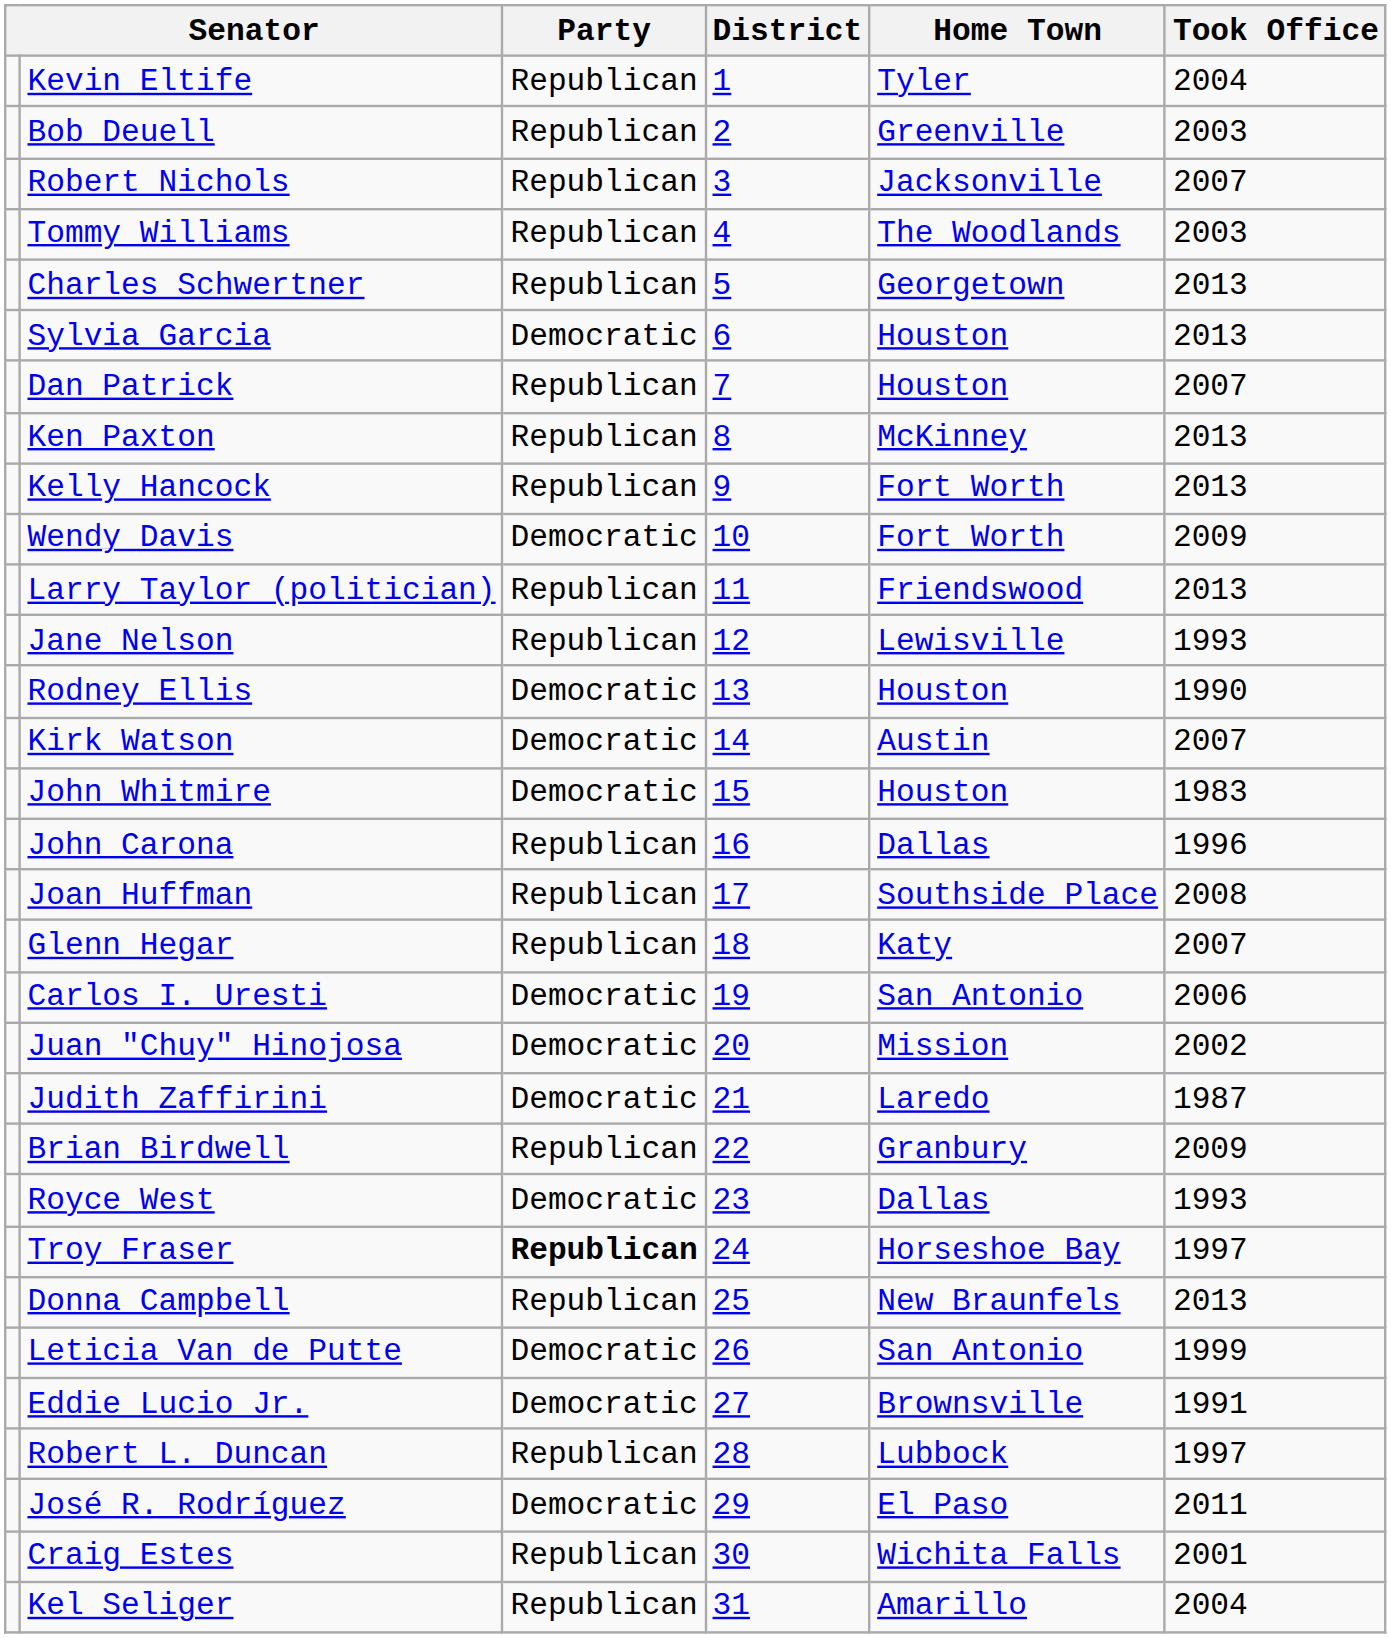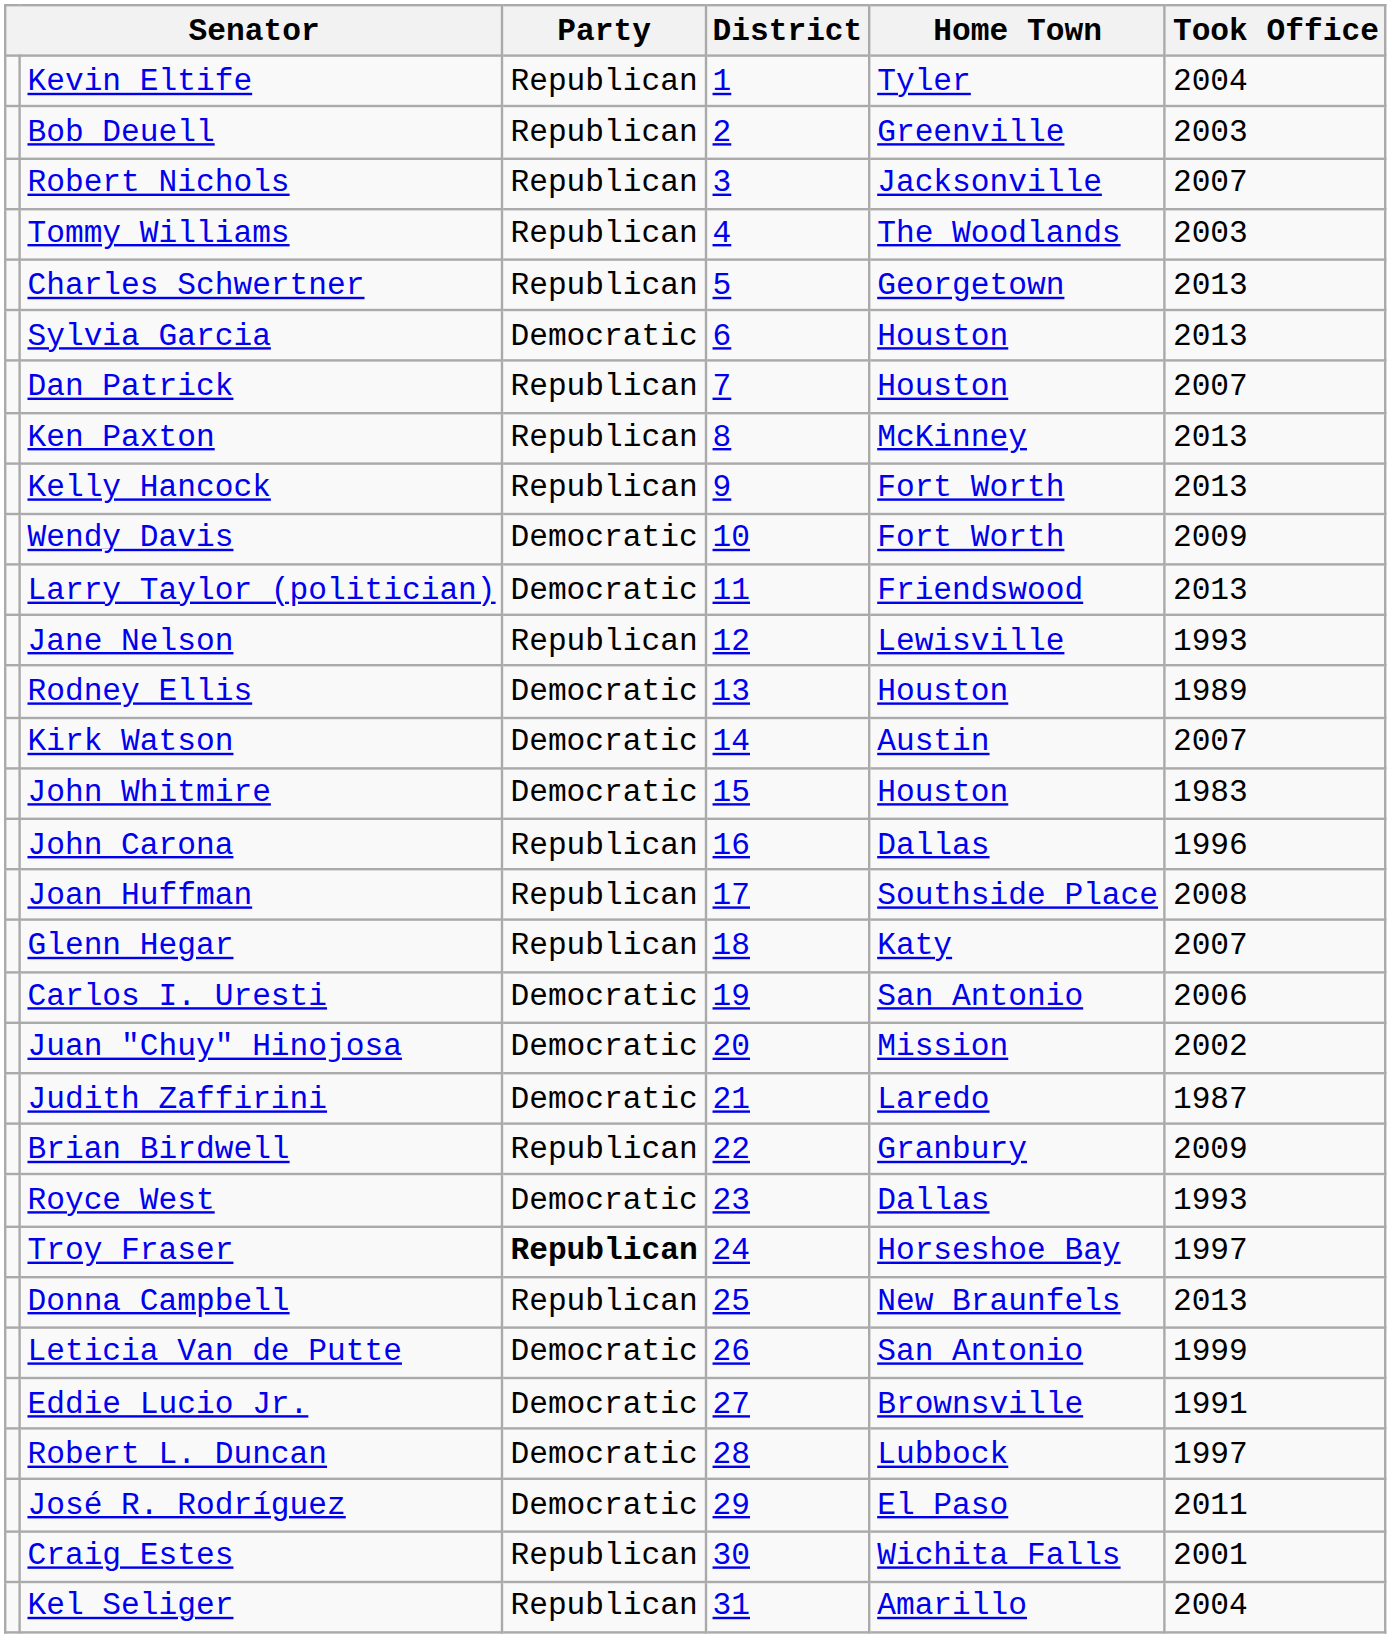(604, 590) Republican -> (604, 590) Democratic
(1210, 692) 1990 -> (1210, 692) 1989
(604, 1454) Republican -> (604, 1454) Democratic
